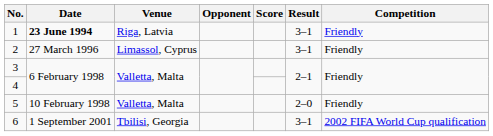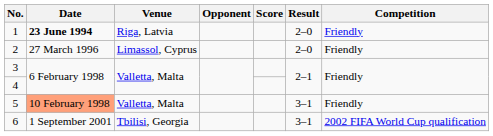(304, 31) 3–1 -> (304, 31) 2–0
(304, 49) 3–1 -> (304, 49) 2–0
(69, 103) no background -> (69, 103) lightsalmon background
(304, 103) 2–0 -> (304, 103) 3–1
